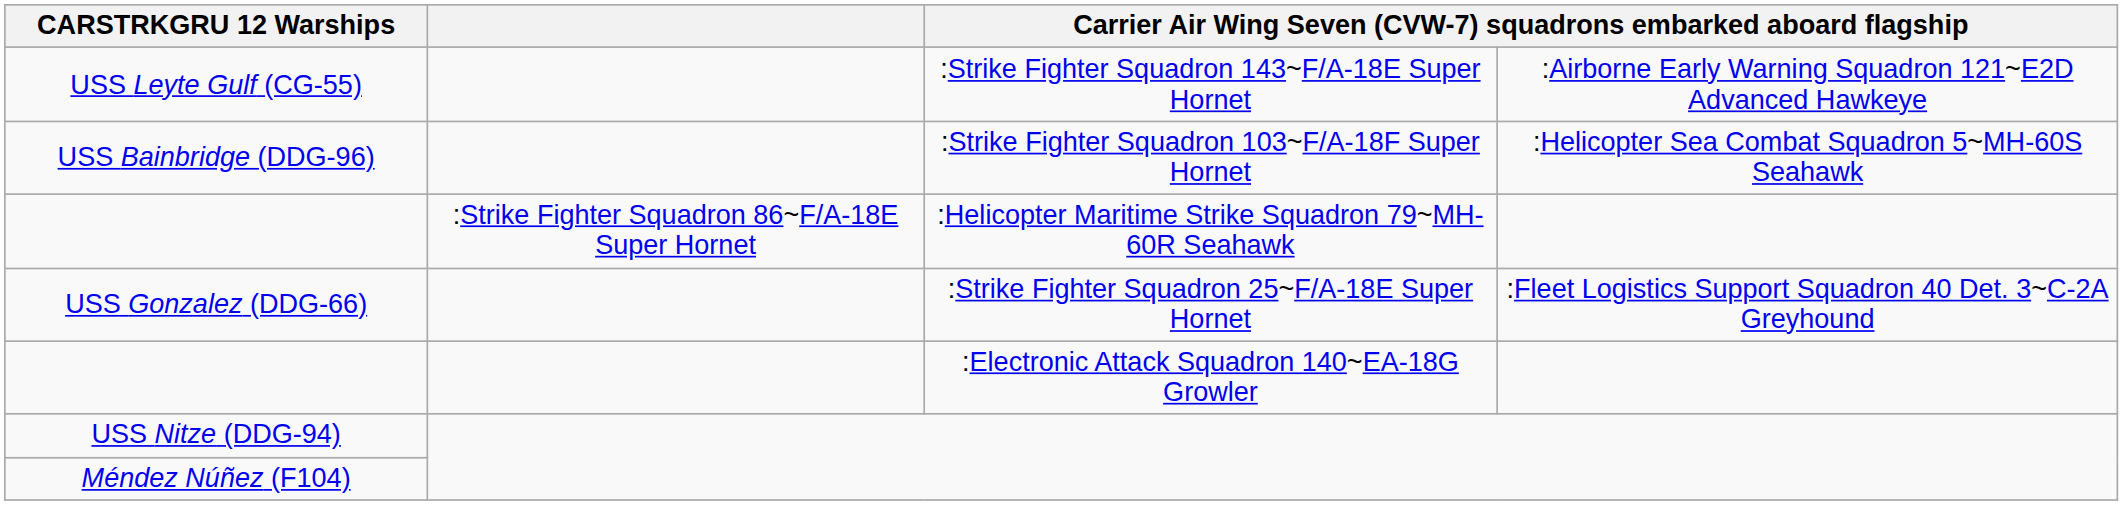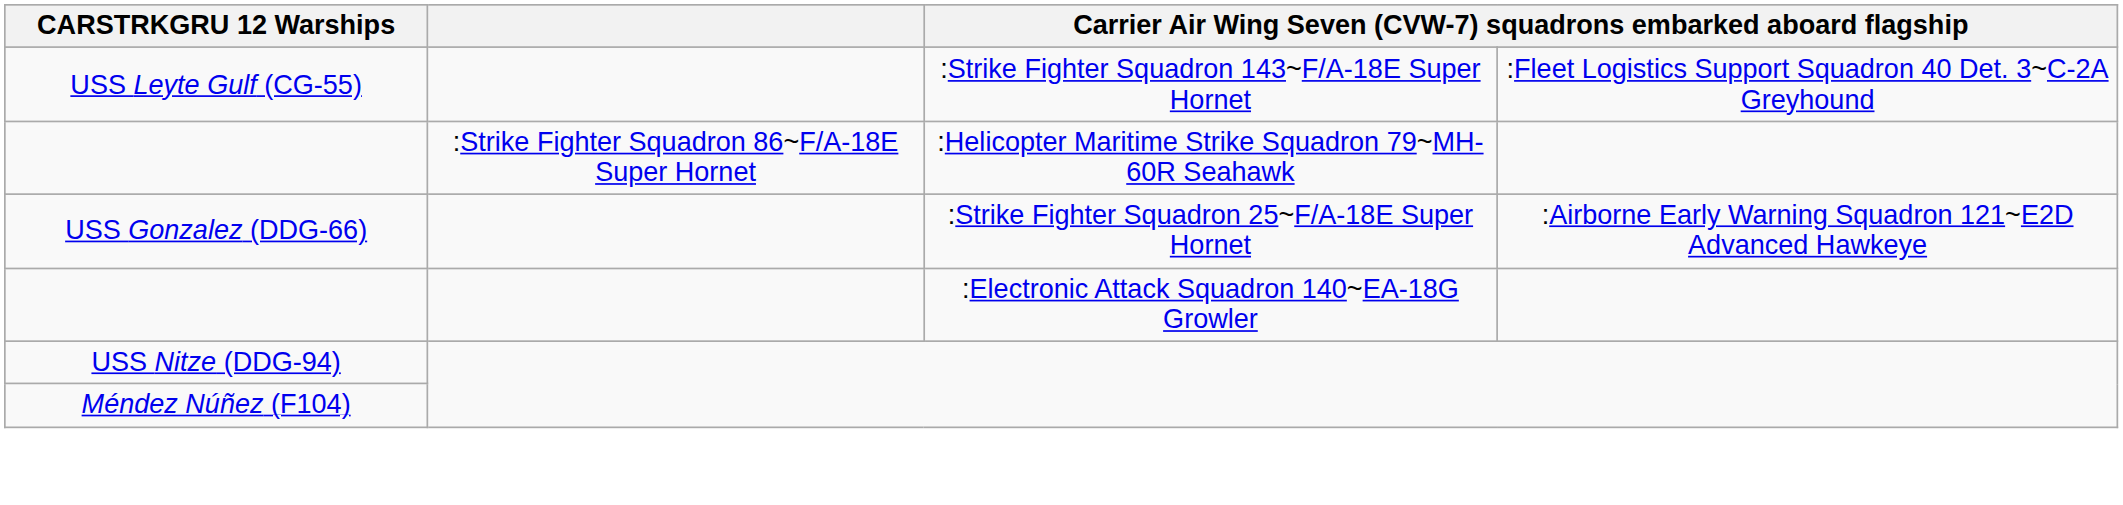(1808, 84) :Airborne Early Warning Squadron 121~E2D Advanced Hawkeye -> (1808, 84) :Fleet Logistics Support Squadron 40 Det. 3~C-2A Greyhound
- row: (216, 157)
(1808, 303) :Fleet Logistics Support Squadron 40 Det. 3~C-2A Greyhound -> (1808, 230) :Airborne Early Warning Squadron 121~E2D Advanced Hawkeye
